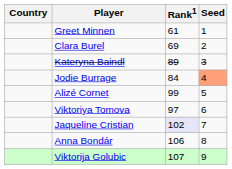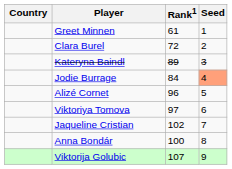(173, 46) 69 -> (173, 46) 72
(173, 93) 99 -> (173, 93) 96
(176, 125) lavender background -> (176, 125) no background
(176, 140) 106 -> (176, 140) 100
